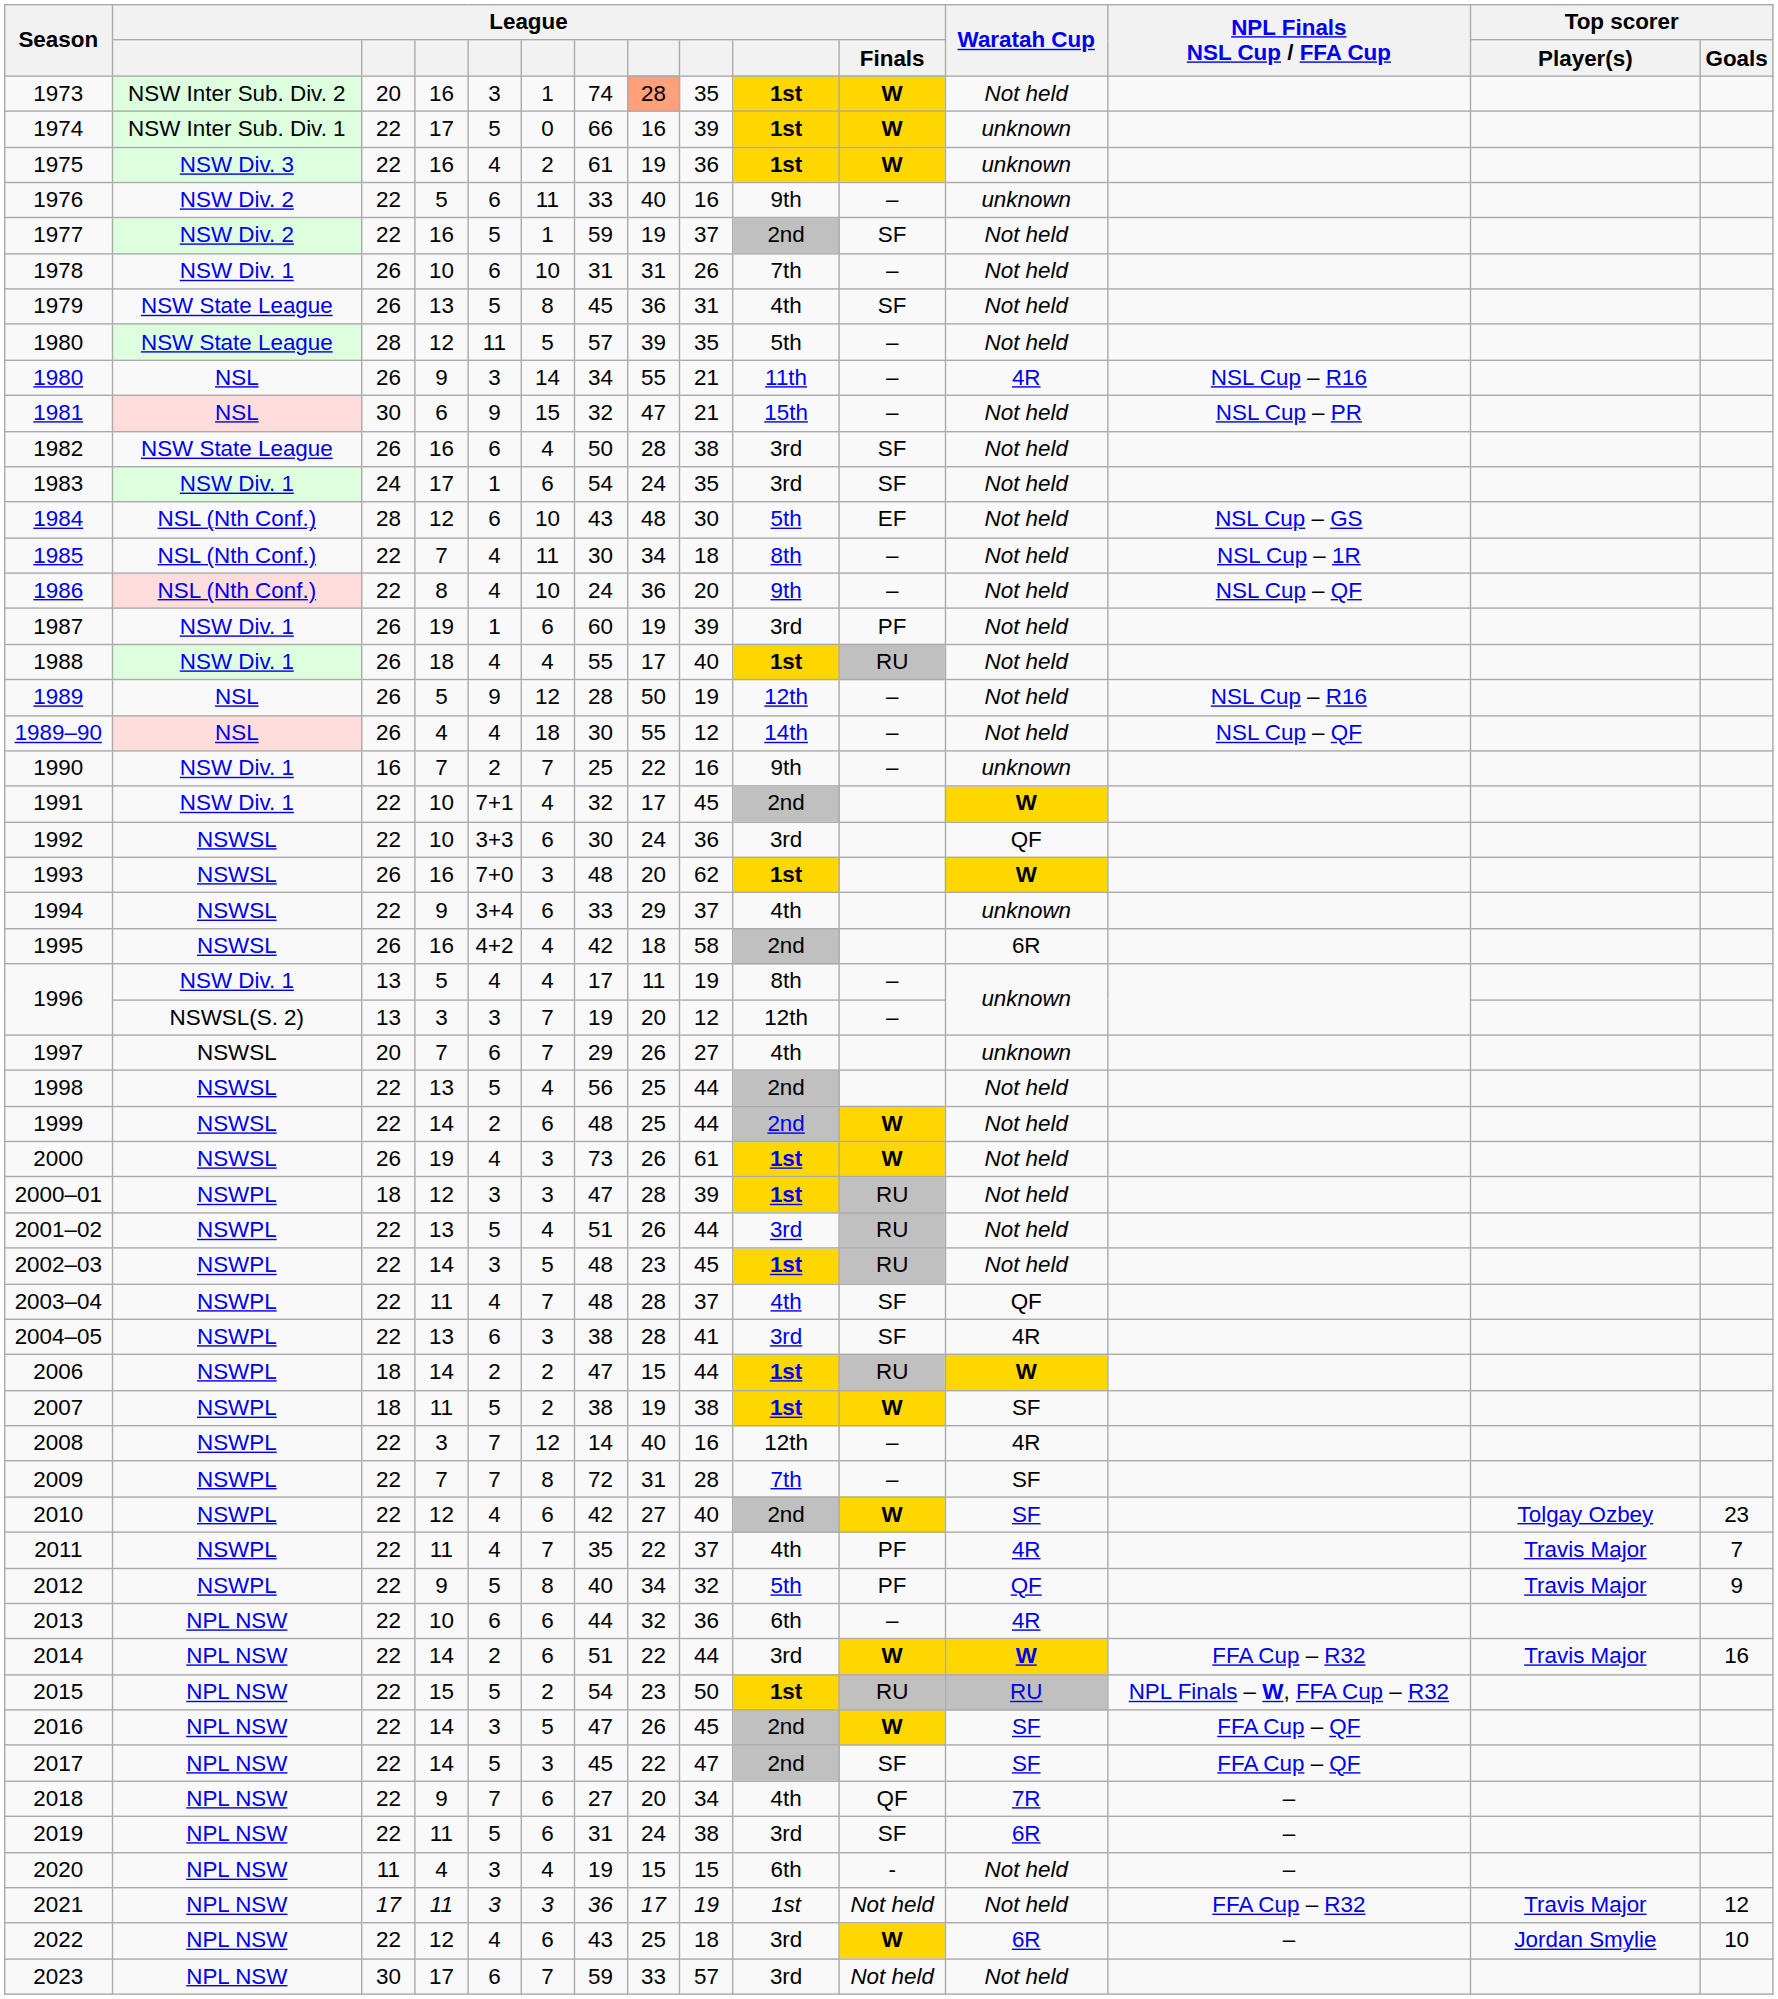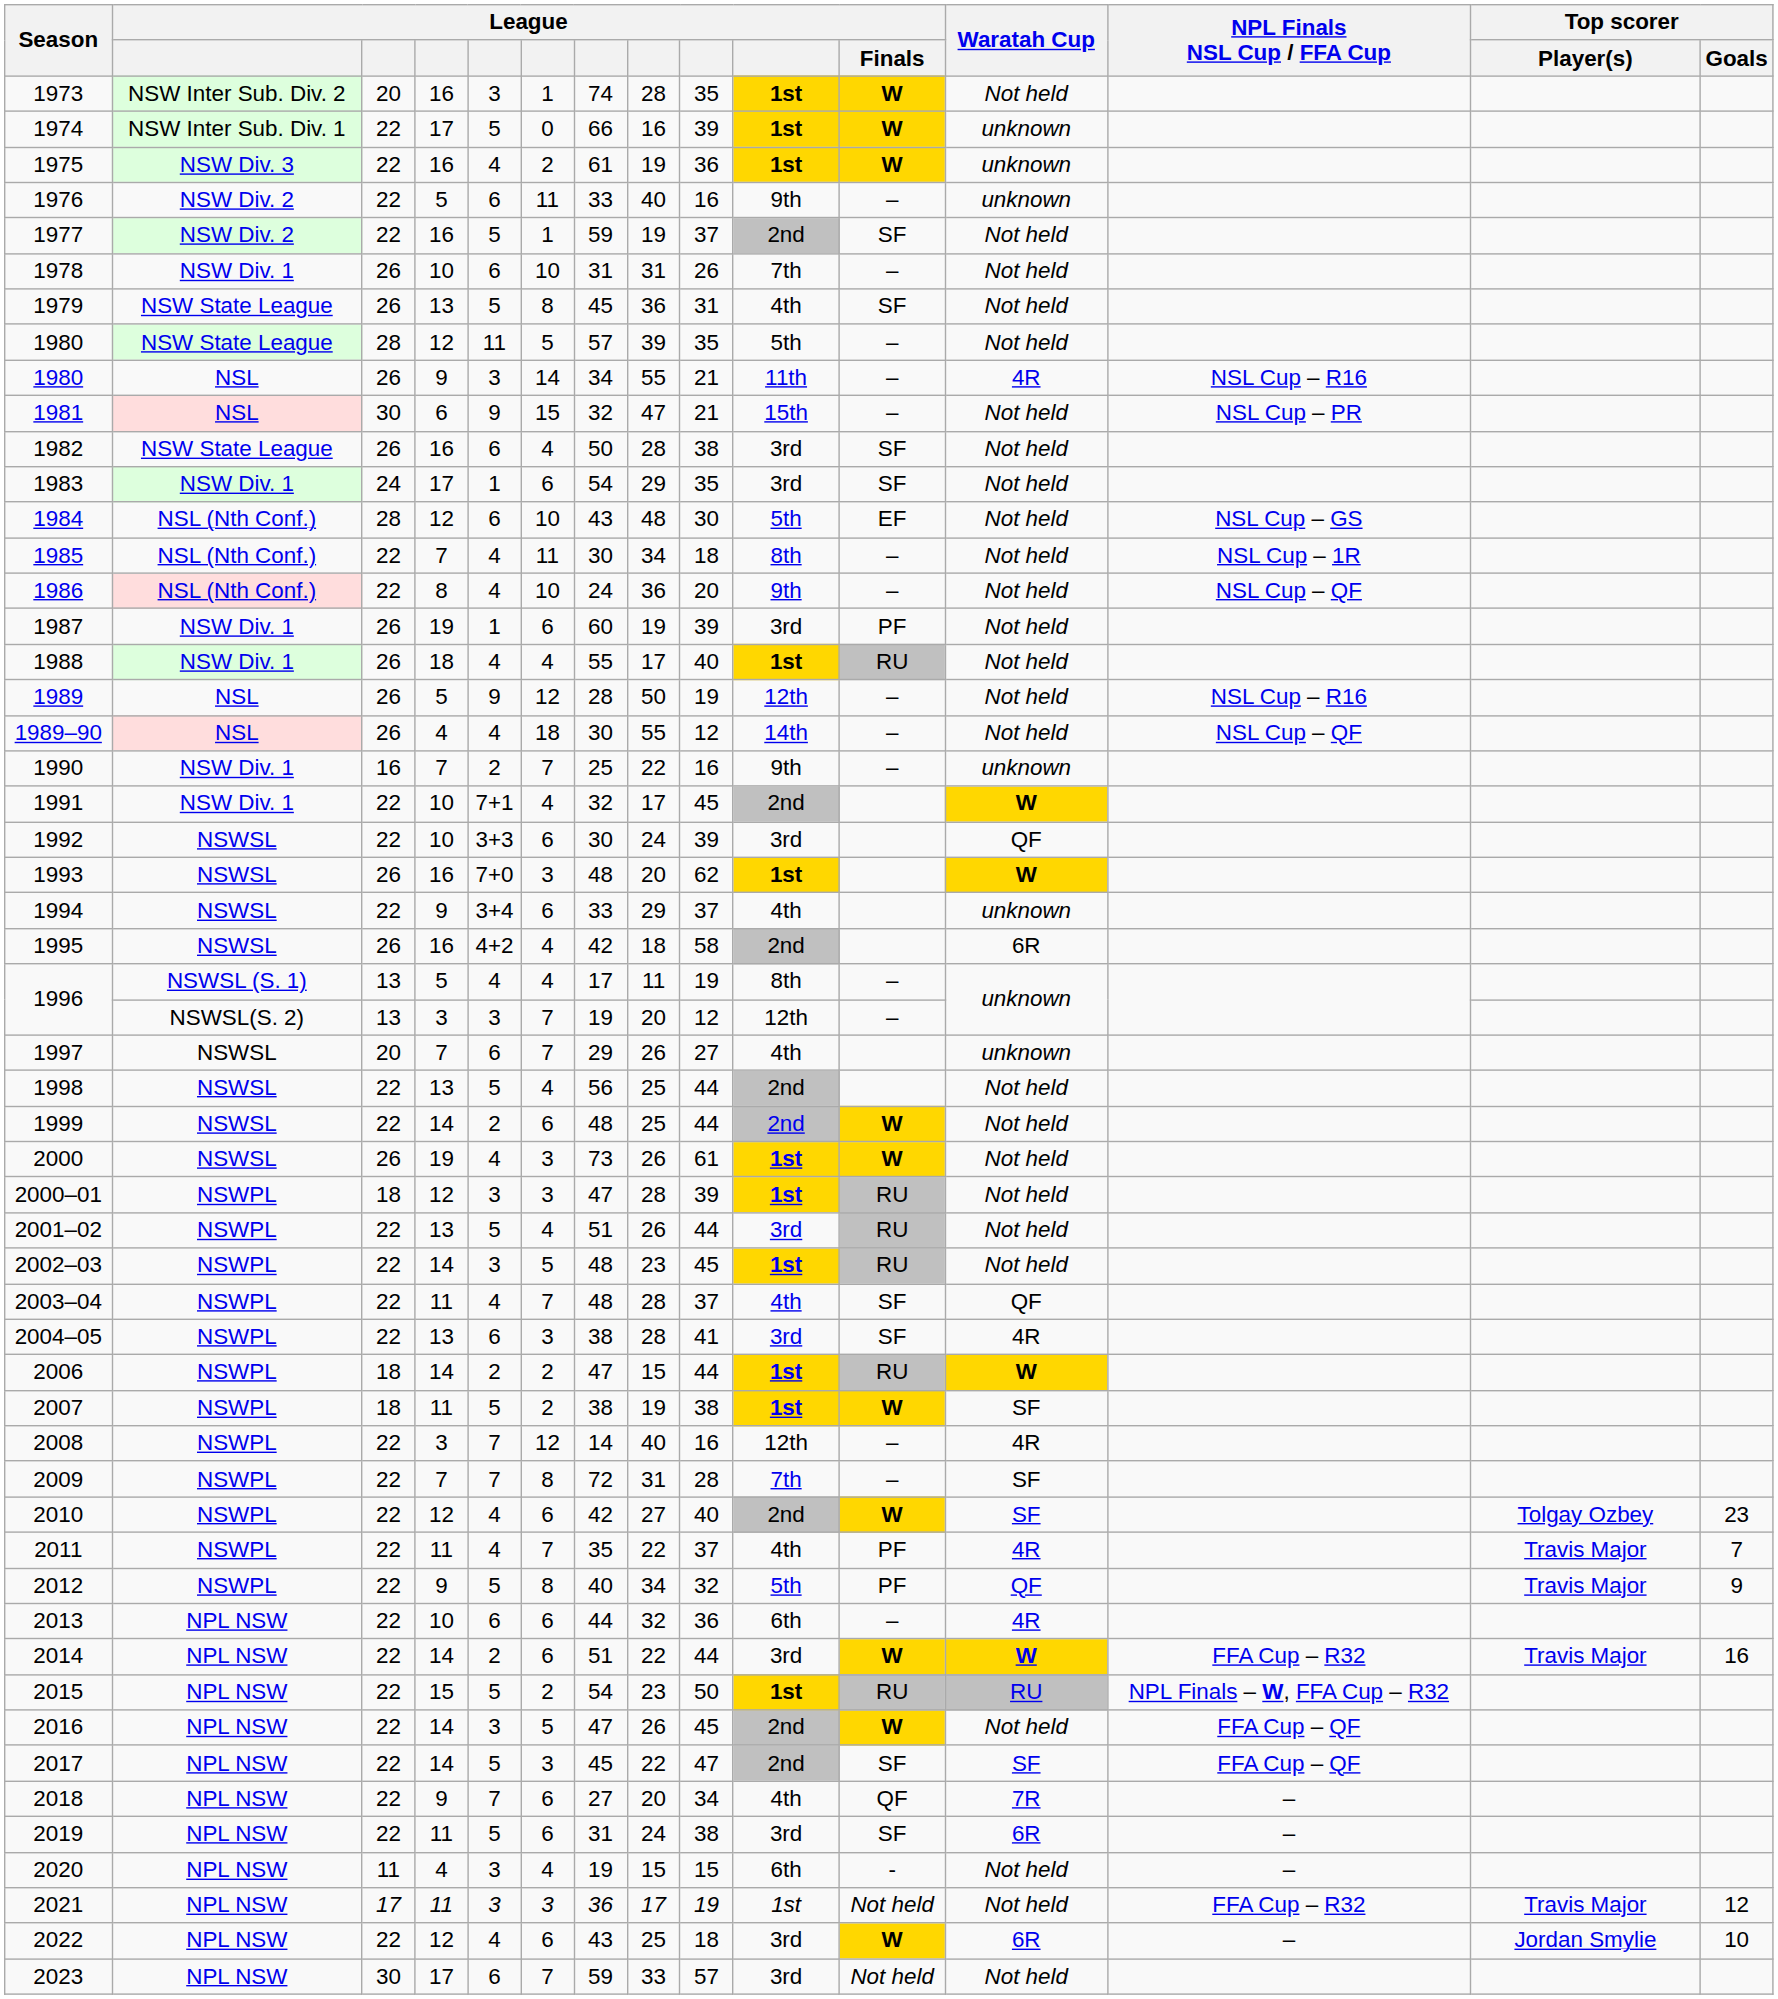(654, 93) lightsalmon background -> (654, 93) no background
(654, 484) 24 -> (654, 484) 29
(707, 839) 36 -> (707, 839) 39
(237, 981) NSW Div. 1 -> (237, 981) NSWSL (S. 1)
(1026, 1727) SF -> (1026, 1727) Not held
